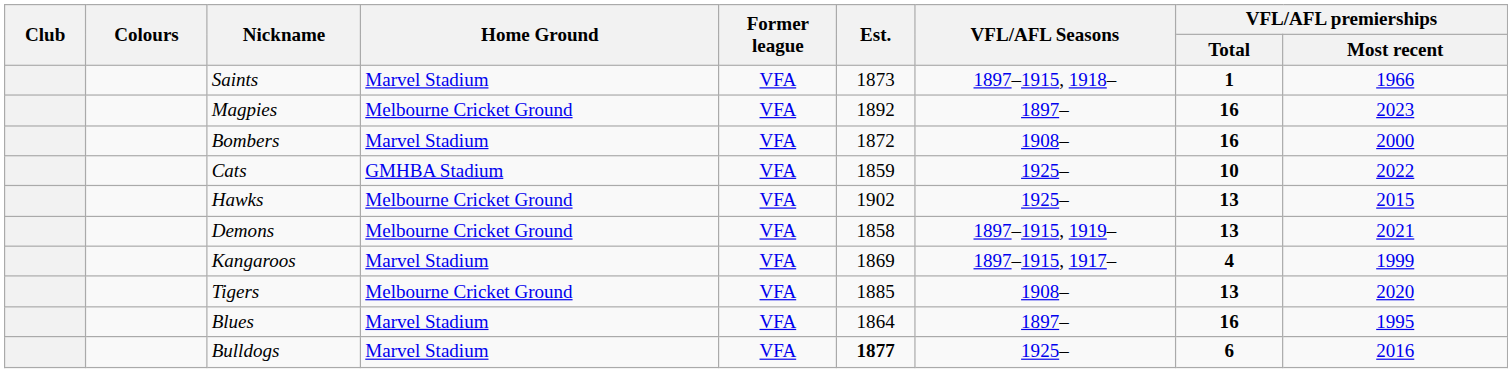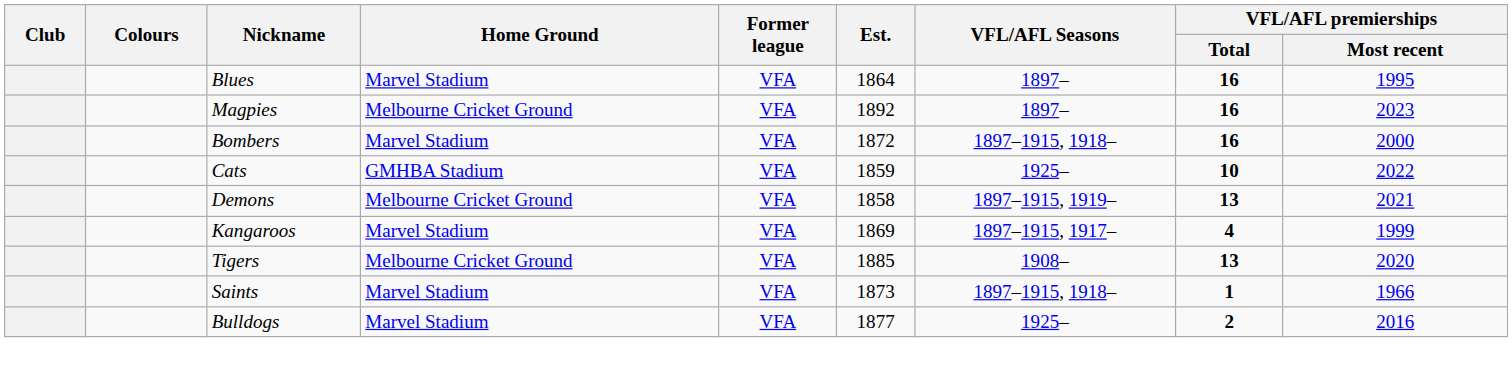rows swapped: (233, 321) <-> (235, 79)
(1045, 140) 1908– -> (1045, 140) 1897–1915, 1918–
- row: (238, 200)
(876, 351) bold -> (876, 321) normal
(1229, 351) 6 -> (1229, 321) 2
